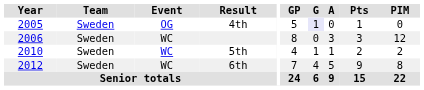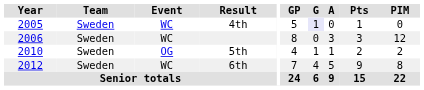(167, 24) OG -> (167, 24) WC
(167, 52) WC -> (167, 52) OG
